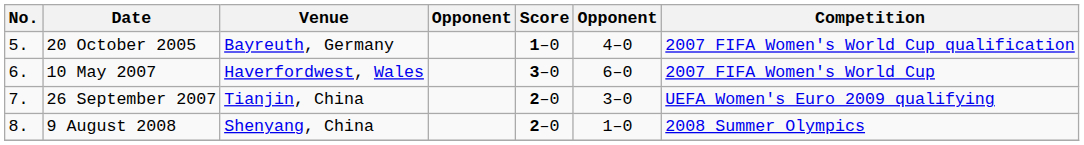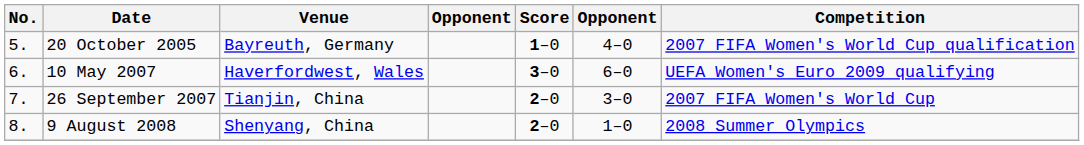(800, 72) 2007 FIFA Women's World Cup -> (830, 72) UEFA Women's Euro 2009 qualifying
(830, 100) UEFA Women's Euro 2009 qualifying -> (800, 100) 2007 FIFA Women's World Cup
